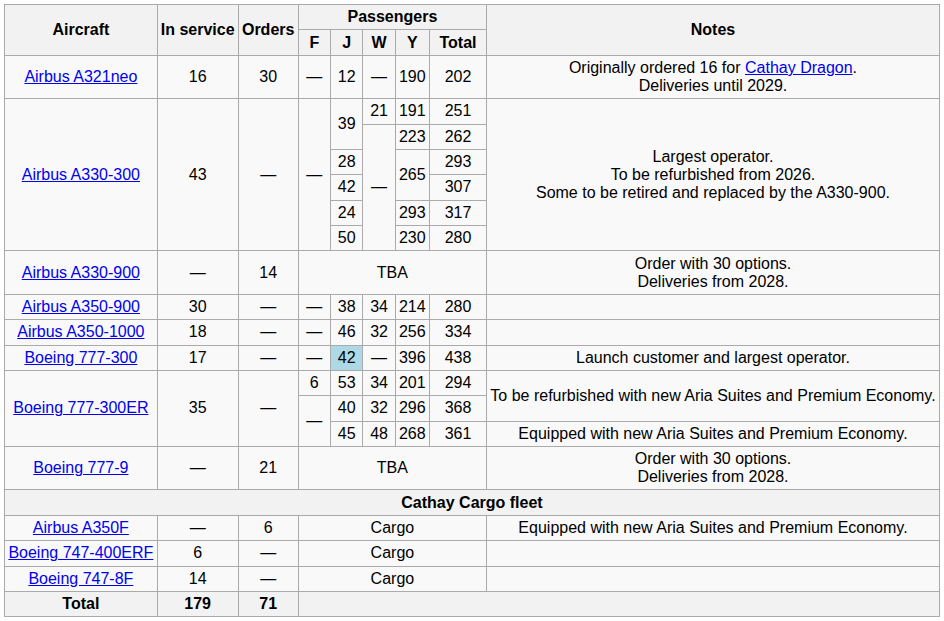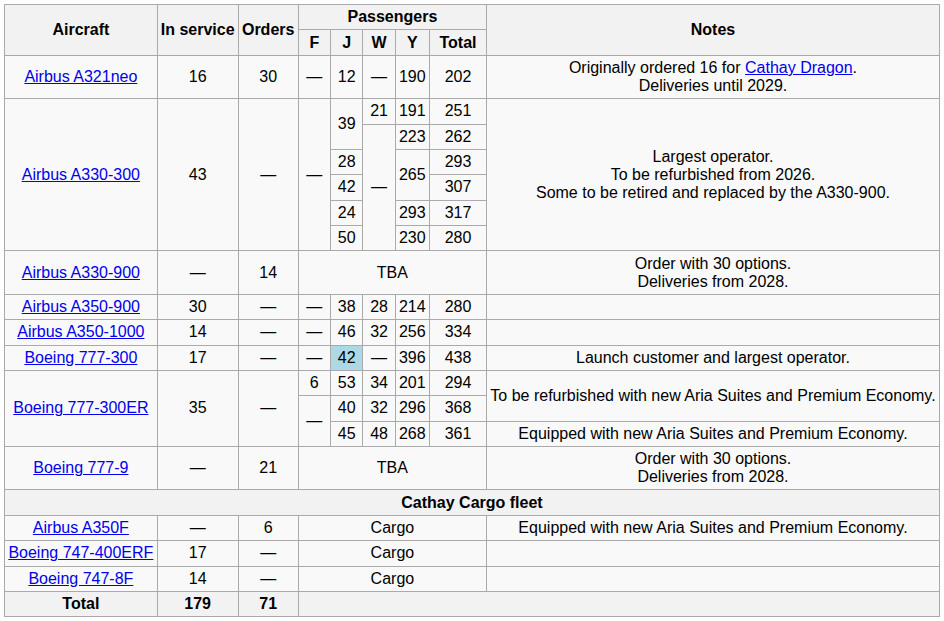(379, 306) 34 -> (379, 306) 28
(198, 332) 18 -> (198, 332) 14
(198, 553) 6 -> (198, 553) 17
